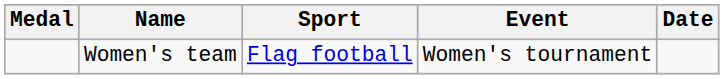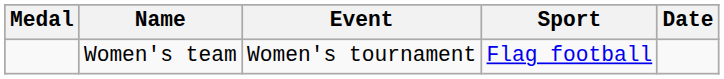columns swapped: (330, 22) <-> (538, 22)
